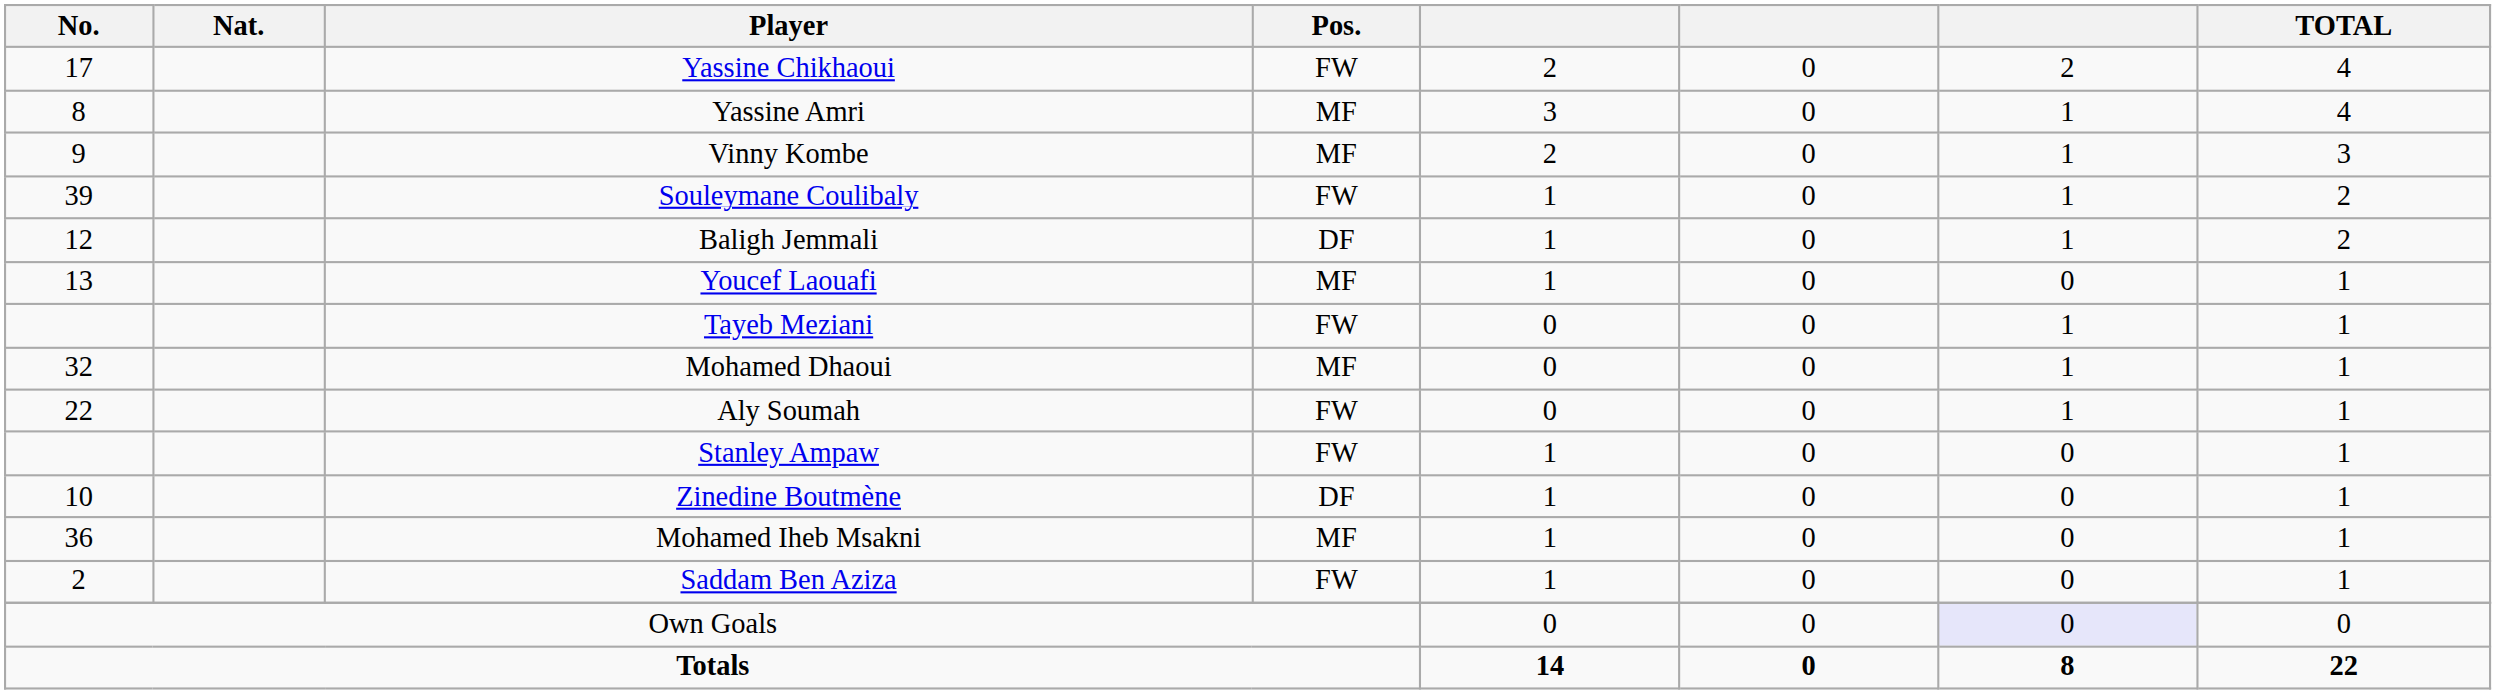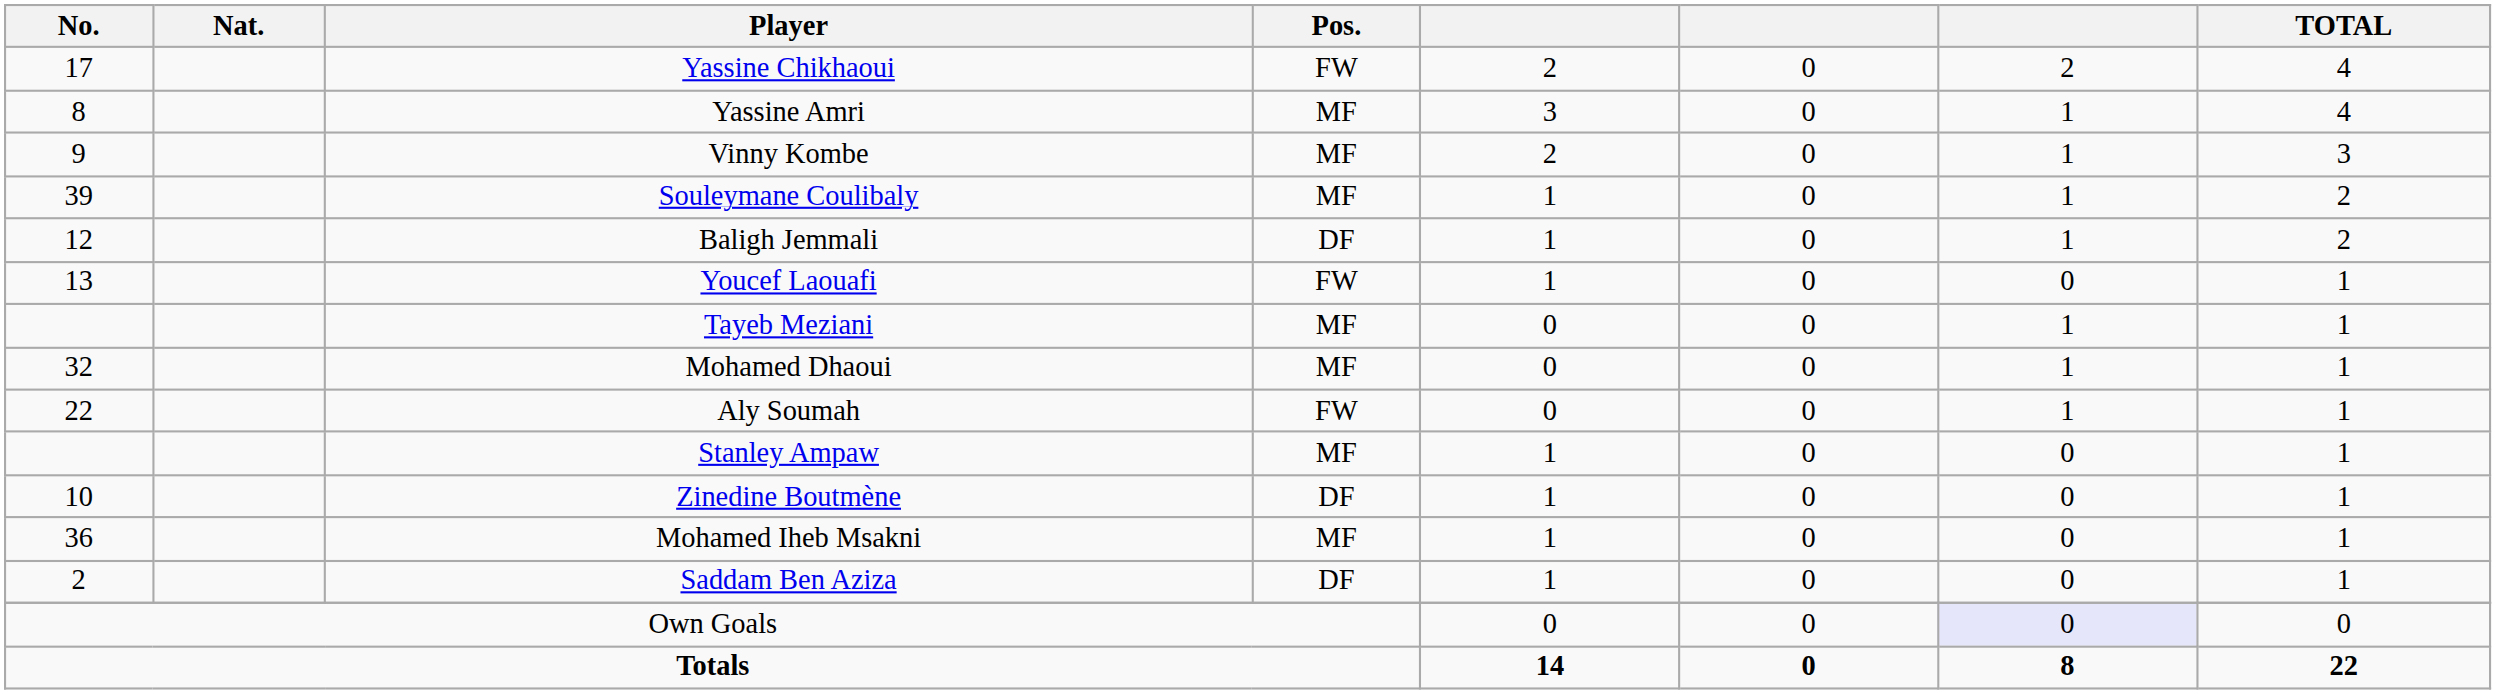(1336, 196) FW -> (1336, 196) MF
(1336, 281) MF -> (1336, 281) FW
(1336, 324) FW -> (1336, 324) MF
(1336, 452) FW -> (1336, 452) MF
(1336, 580) FW -> (1336, 580) DF
